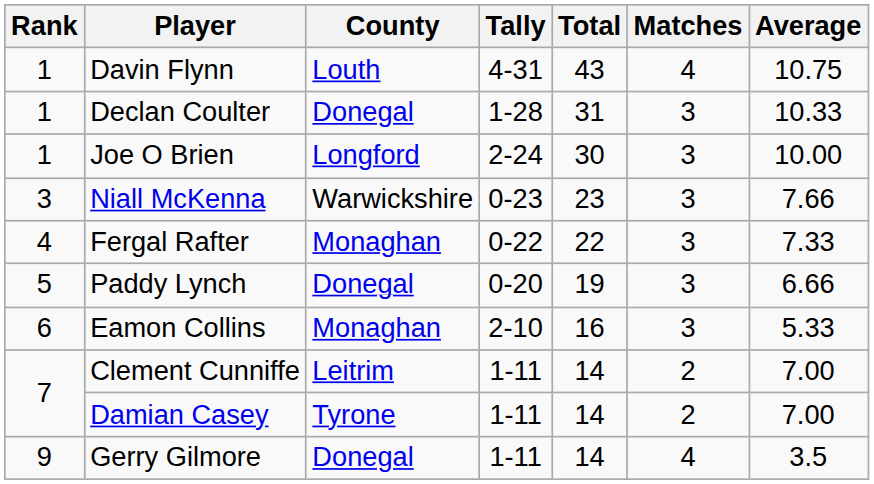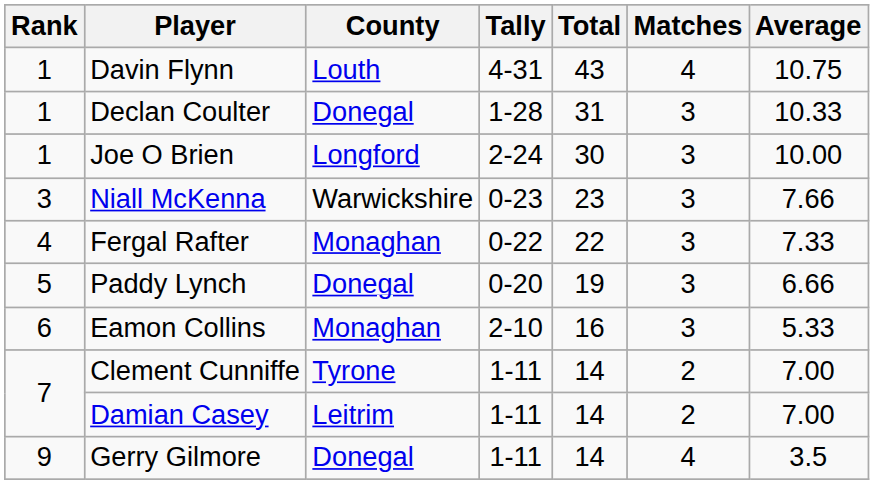(353, 371) Leitrim -> (354, 371) Tyrone
(354, 414) Tyrone -> (353, 414) Leitrim
